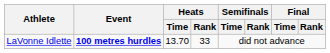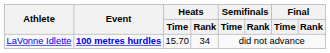(177, 42) 13.70 -> (177, 42) 15.70
(205, 42) 33 -> (205, 42) 34
